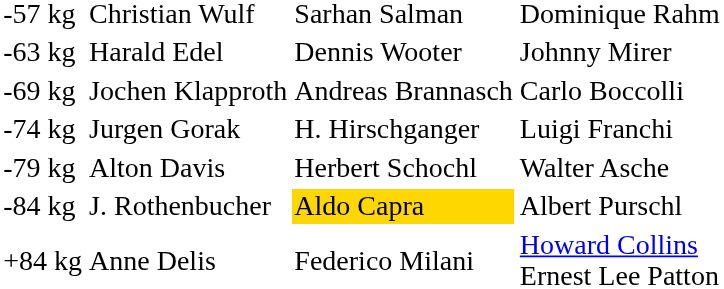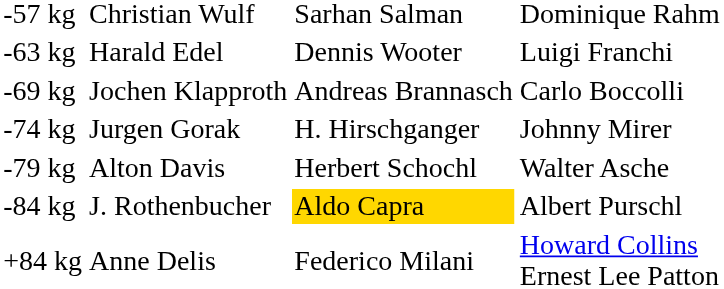(596, 52) Johnny Mirer -> (596, 52) Luigi Franchi
(596, 129) Luigi Franchi -> (596, 129) Johnny Mirer
